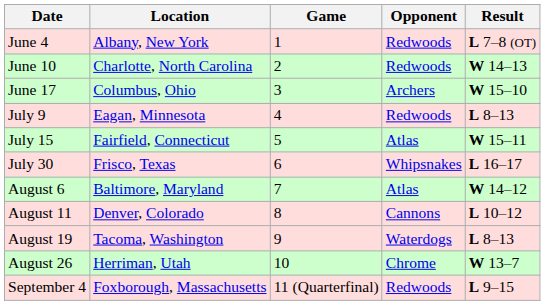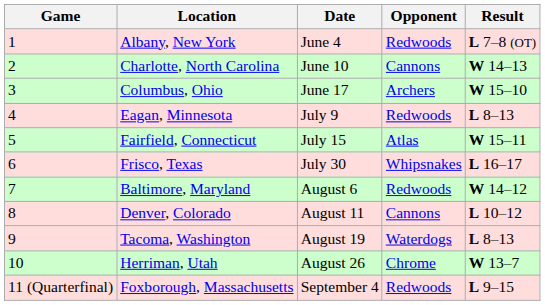columns swapped: (326, 16) <-> (47, 16)
(419, 66) Redwoods -> (413, 66) Cannons
(402, 189) Atlas -> (419, 189) Redwoods
